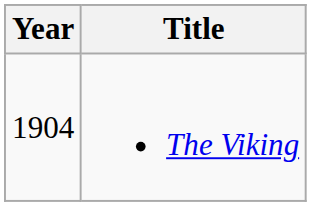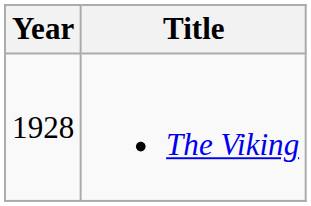(43, 126) 1904 -> (43, 126) 1928
